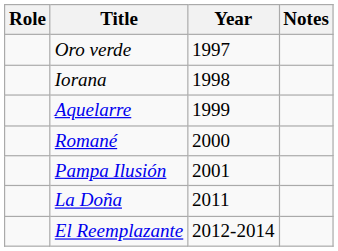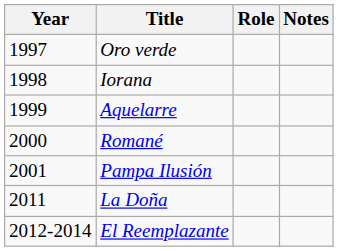columns swapped: (233, 19) <-> (27, 19)
